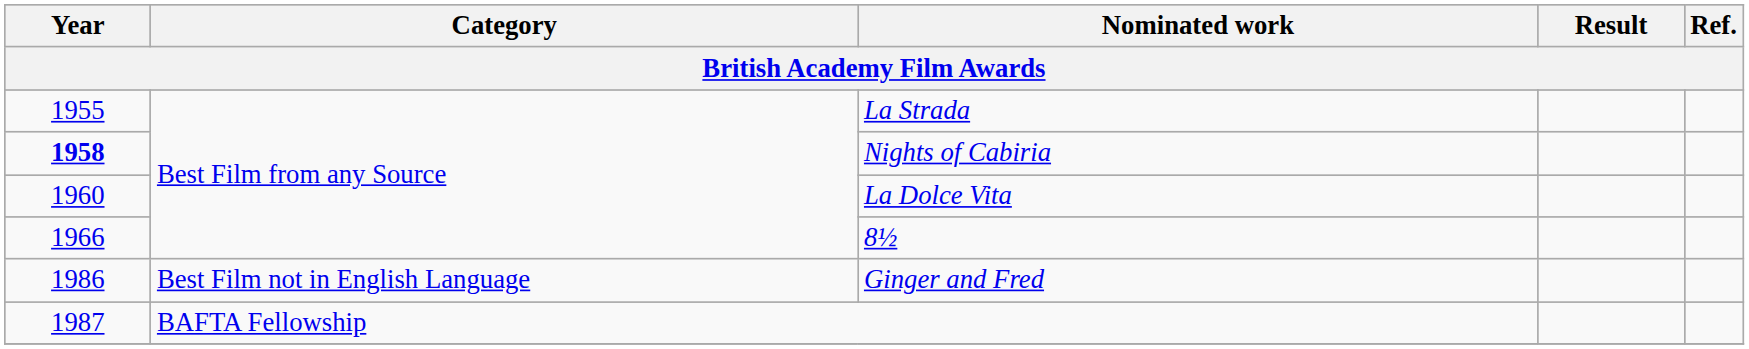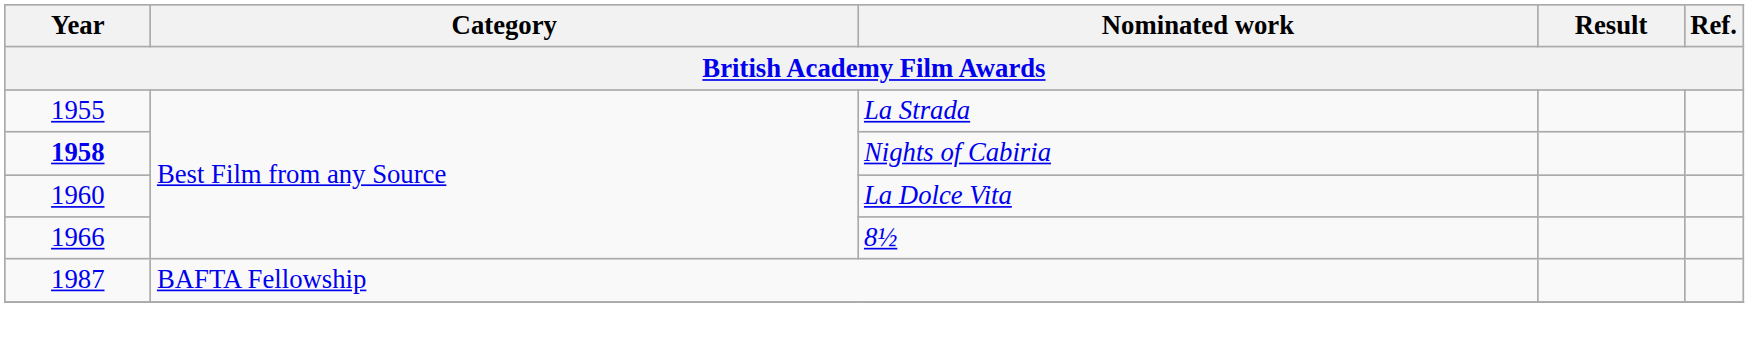- row: (954, 279)
